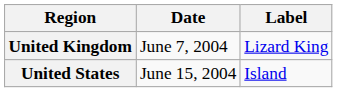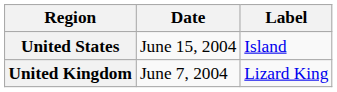rows swapped: (70, 45) <-> (70, 73)
